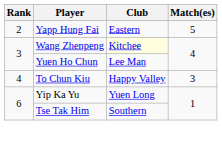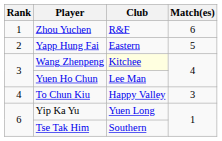+ row: (63, 29)
